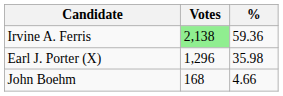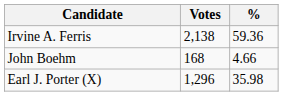(199, 36) lightgreen background -> (199, 36) no background
rows swapped: (54, 58) <-> (42, 79)
